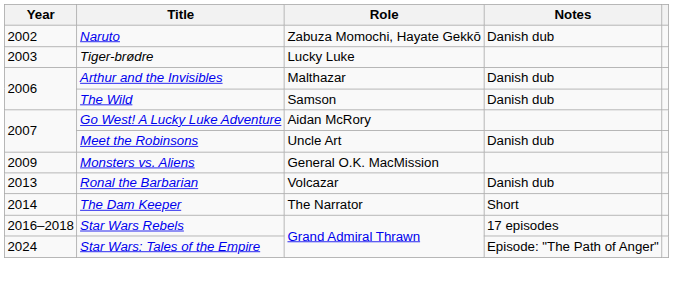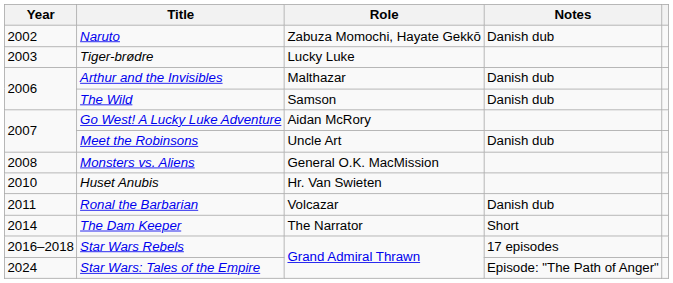(22, 162) 2009 -> (22, 162) 2008
+ row: (119, 183)
(22, 183) 2013 -> (22, 204) 2011
